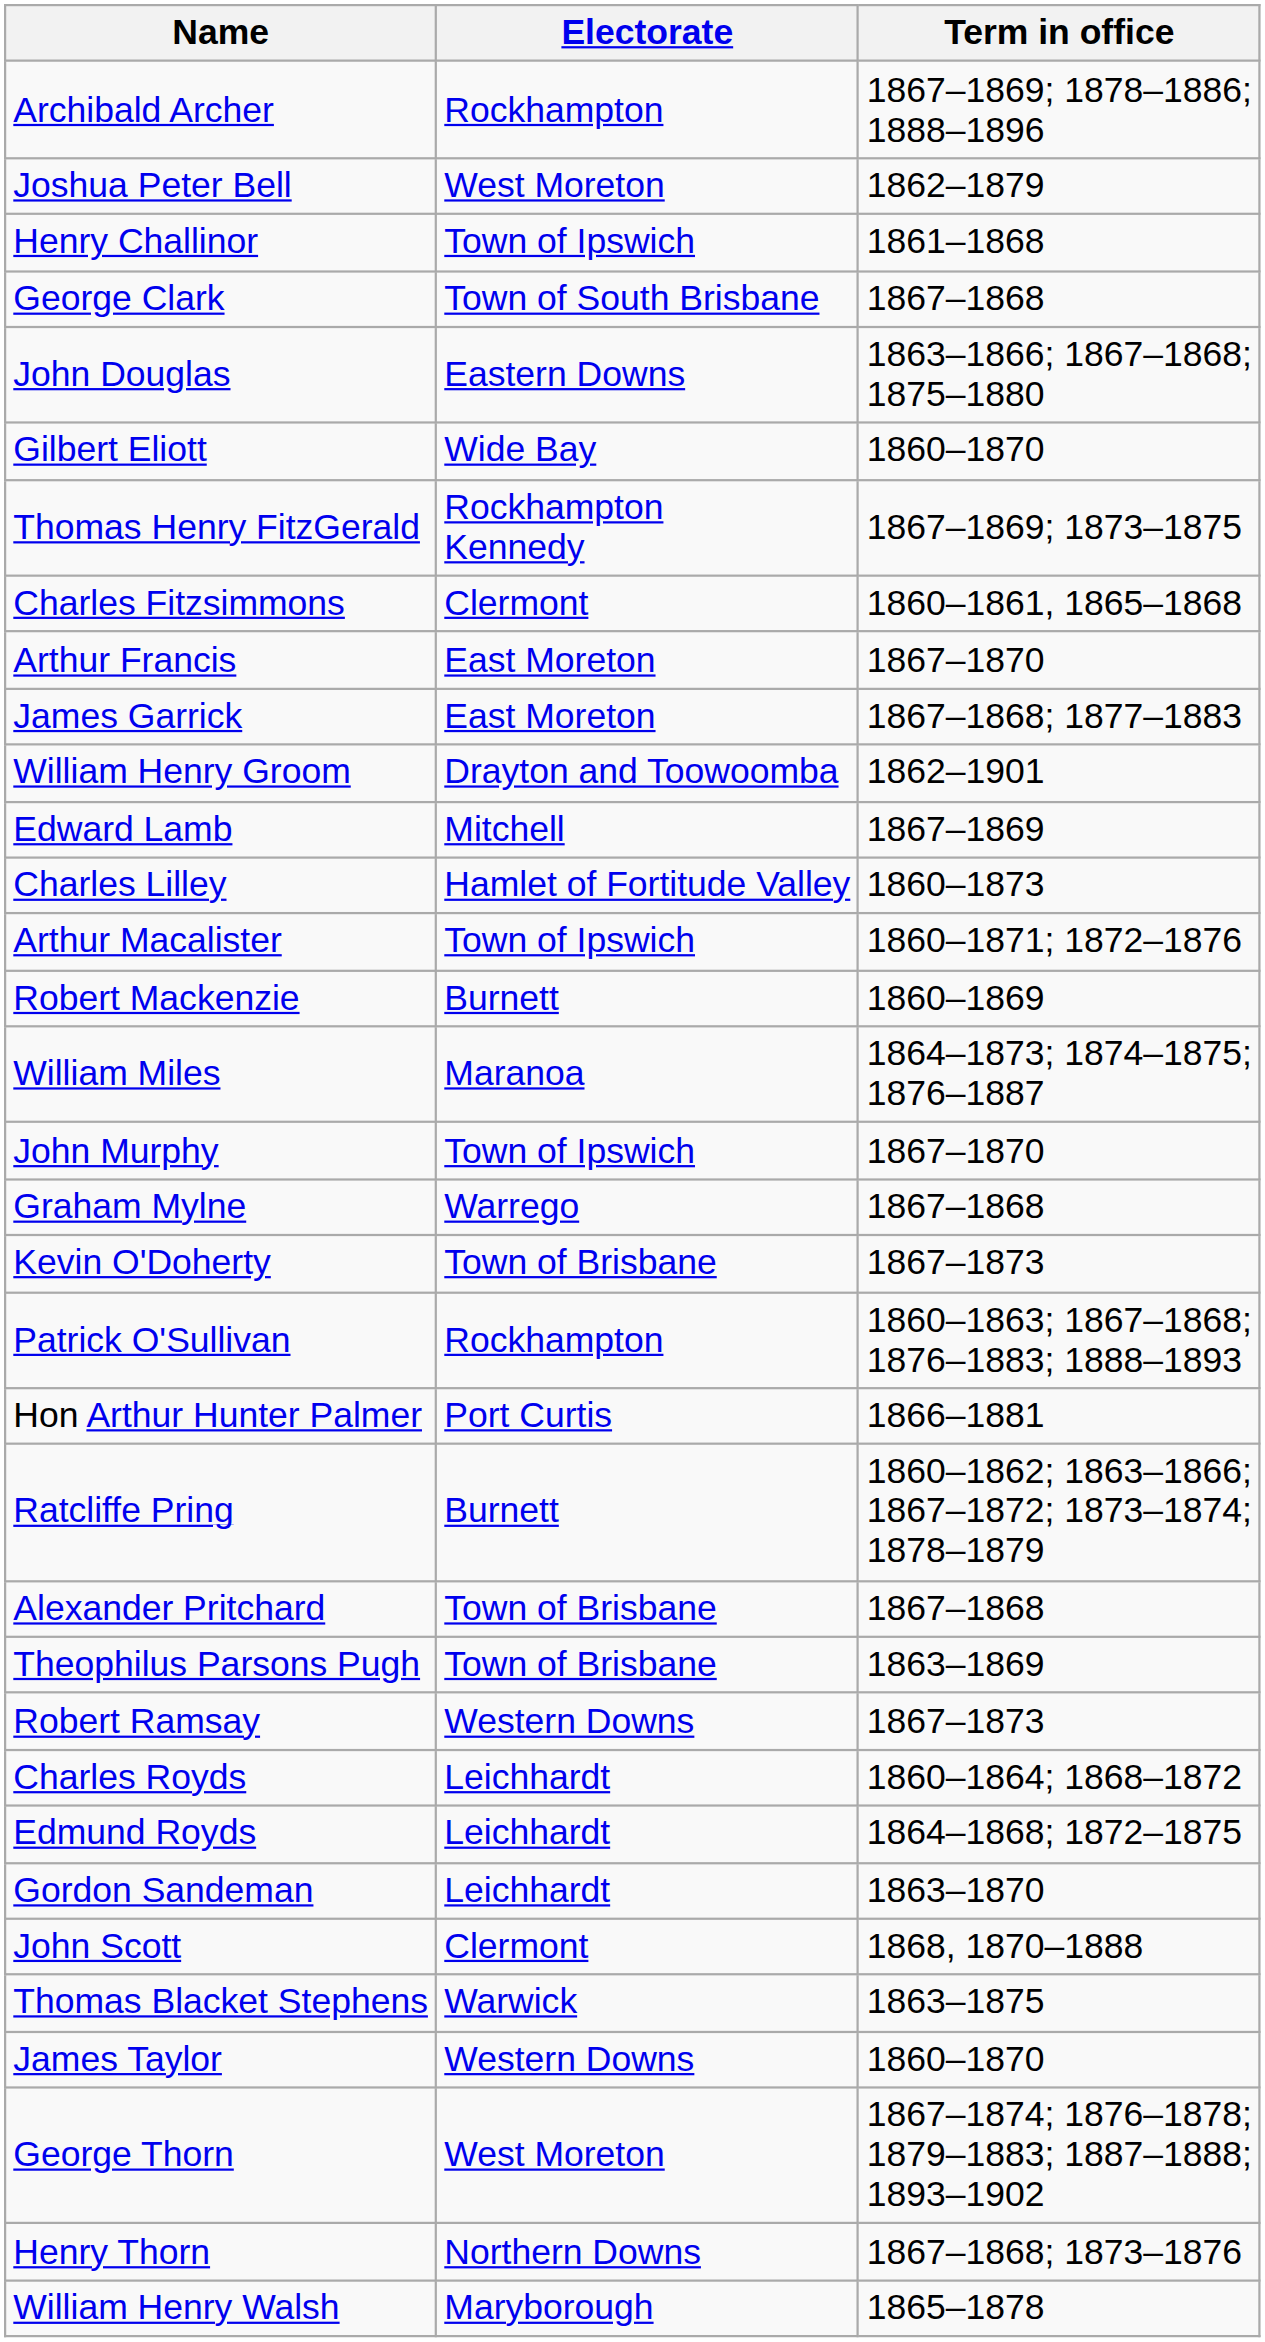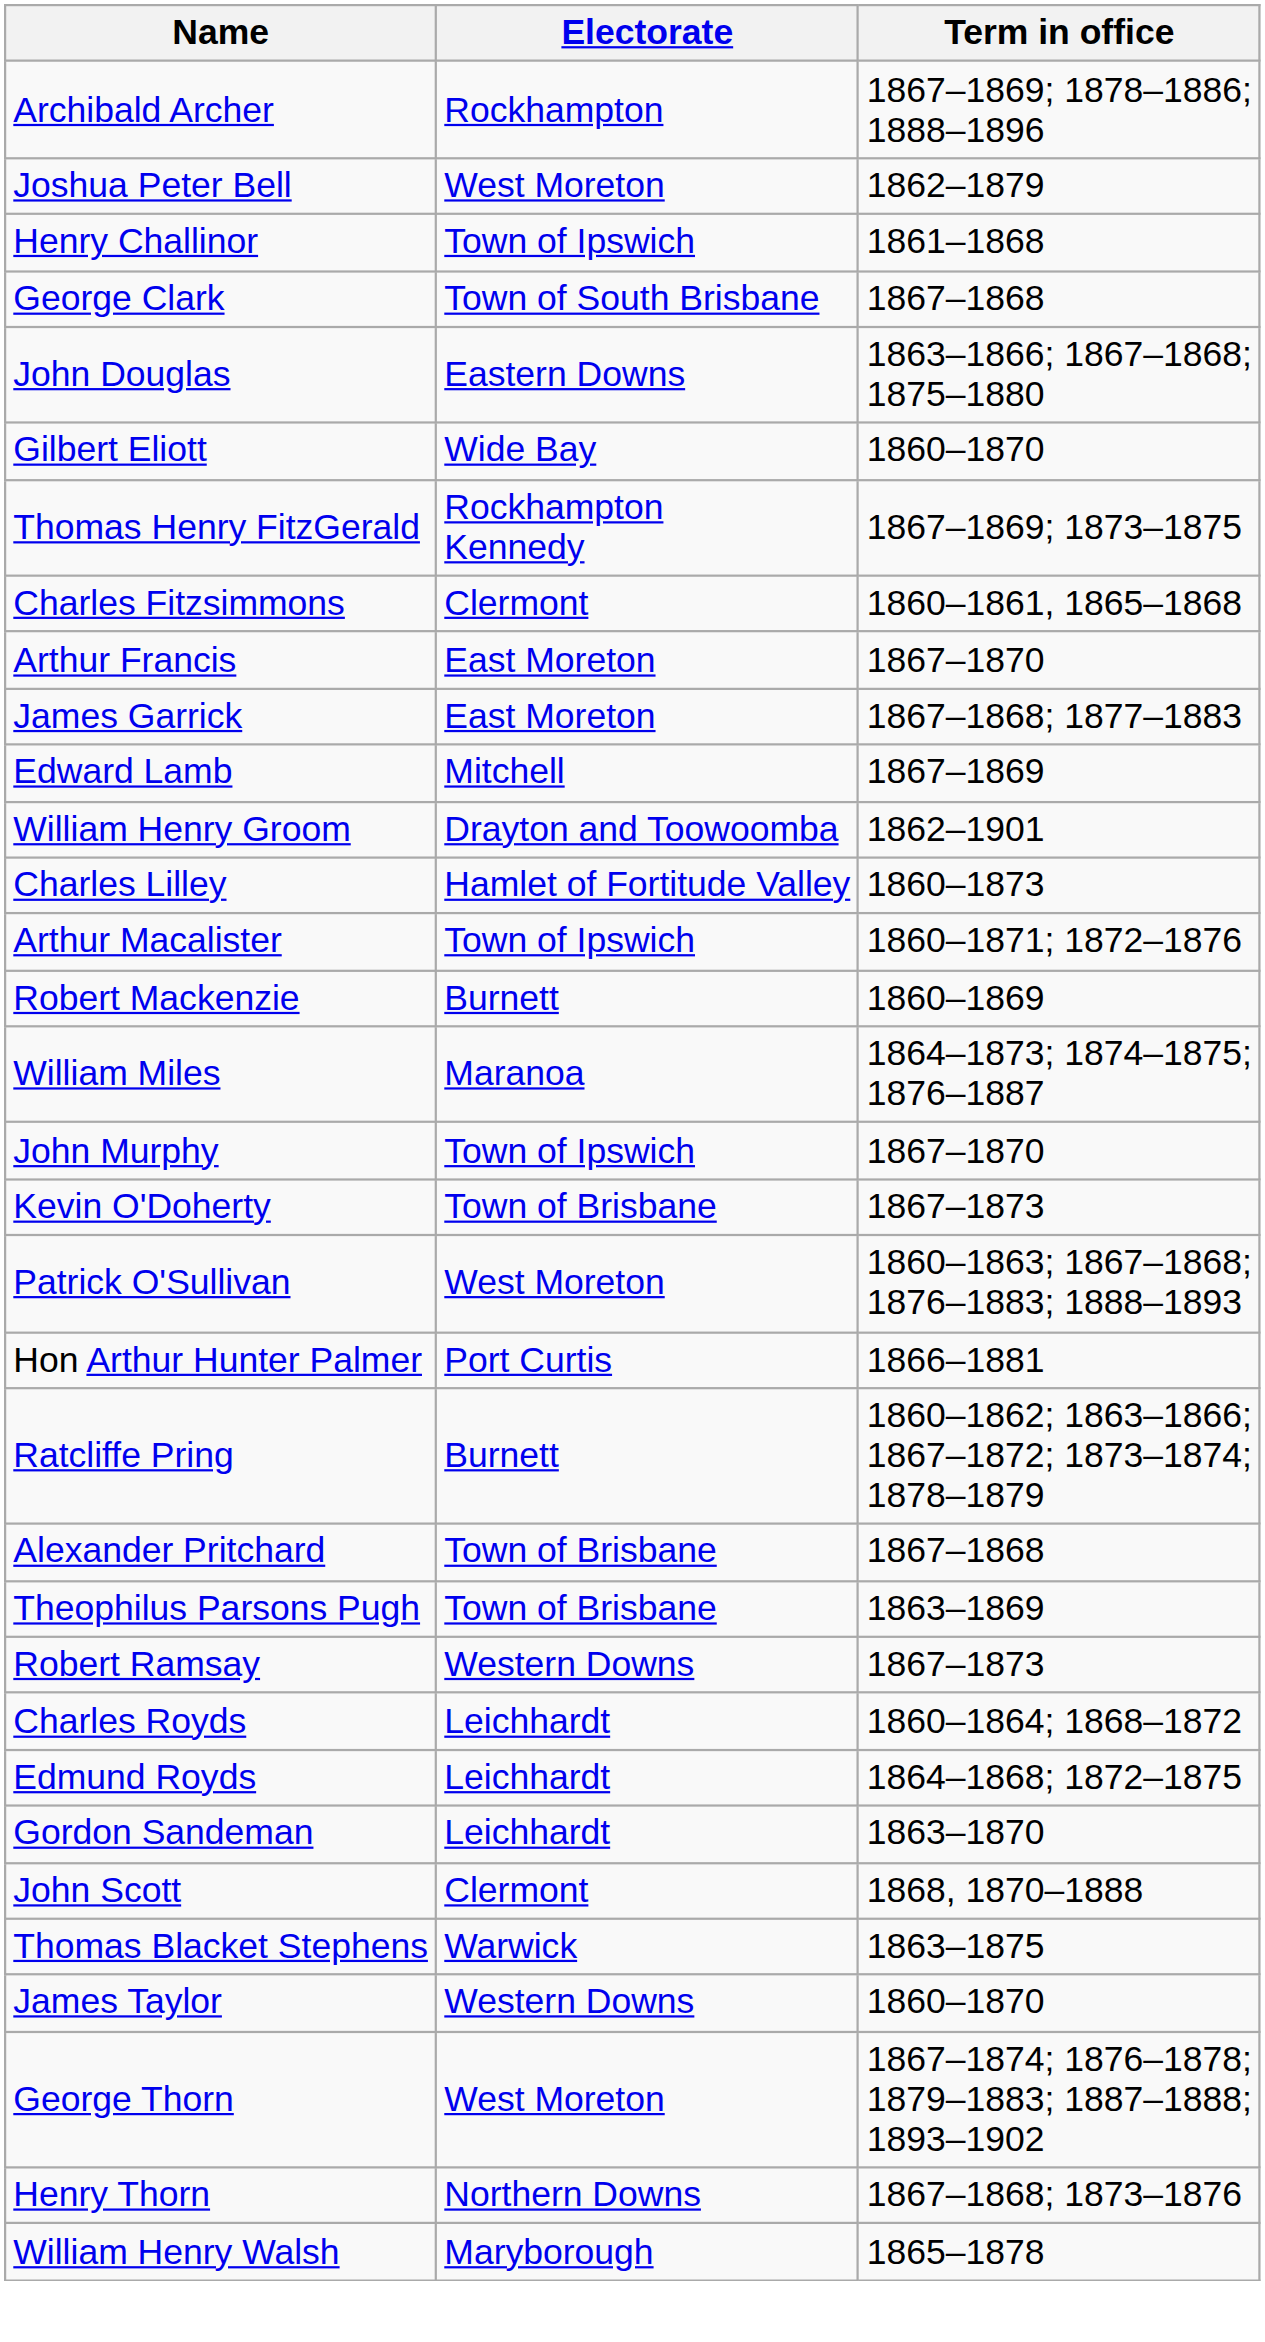rows swapped: (182, 772) <-> (123, 828)
- row: (130, 1206)
(554, 1339) Rockhampton -> (555, 1282) West Moreton
